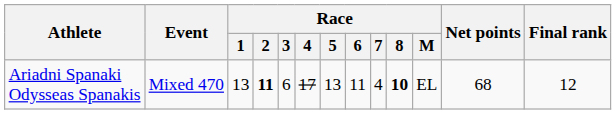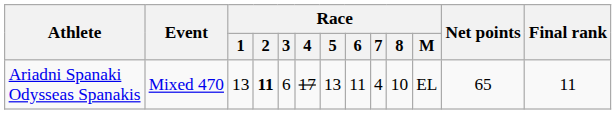(399, 84) bold -> (399, 84) normal
(483, 84) 68 -> (483, 84) 65
(568, 84) 12 -> (568, 84) 11
